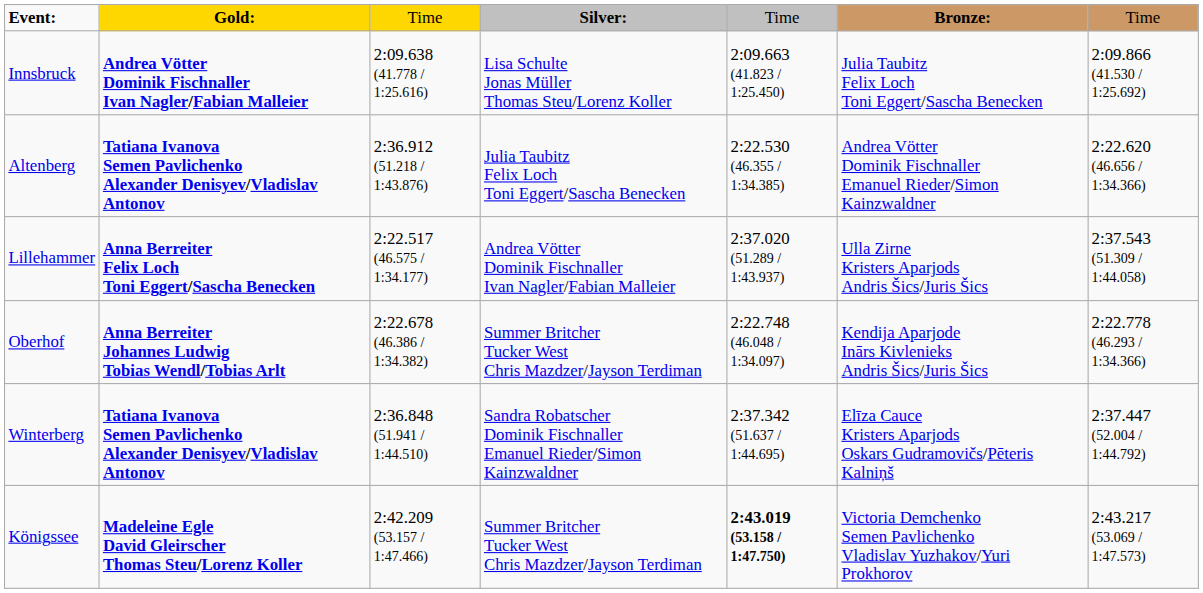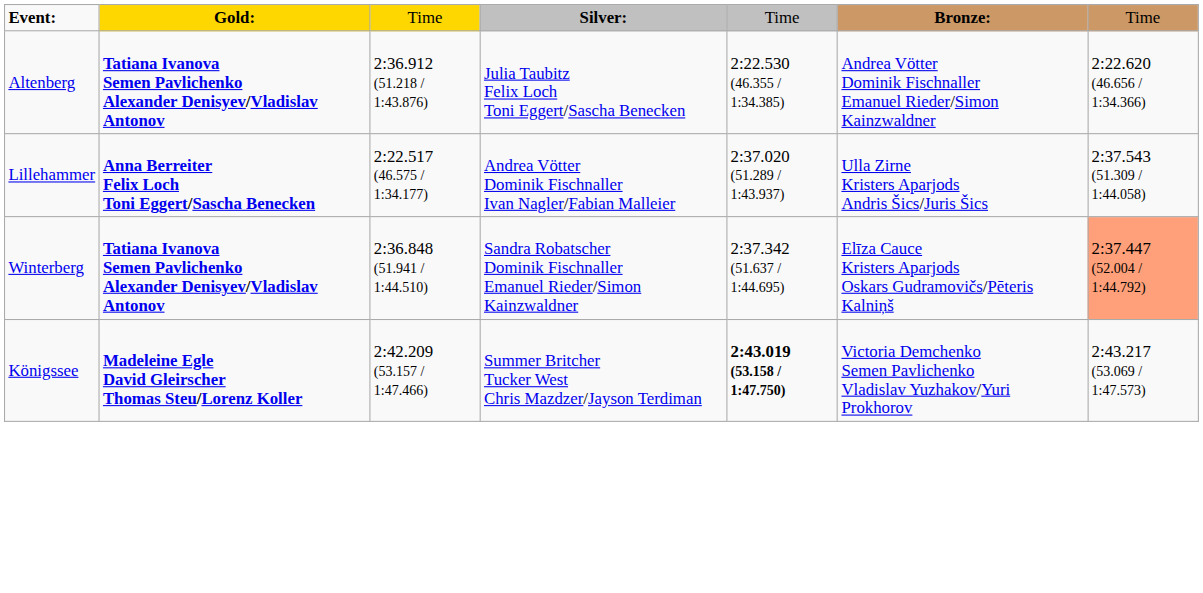- row: (42, 72)
- row: (36, 341)
(1121, 434) no background -> (1121, 267) lightsalmon background
